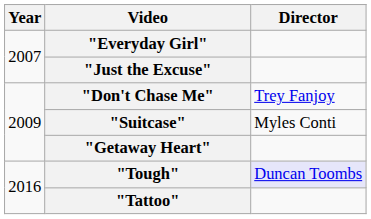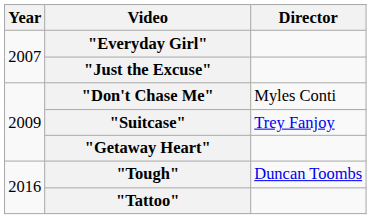(294, 95) Trey Fanjoy -> (295, 95) Myles Conti
(295, 122) Myles Conti -> (294, 122) Trey Fanjoy
(308, 174) lavender background -> (308, 174) no background
